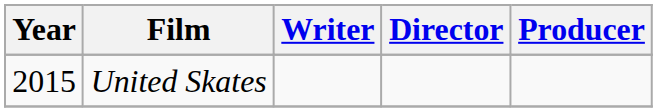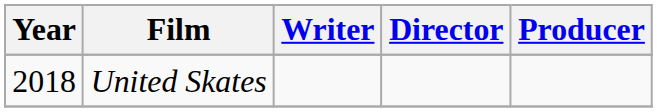(44, 80) 2015 -> (44, 80) 2018
